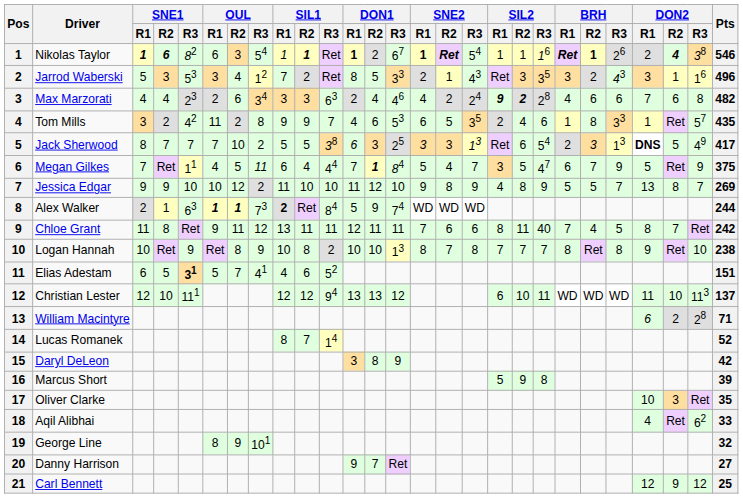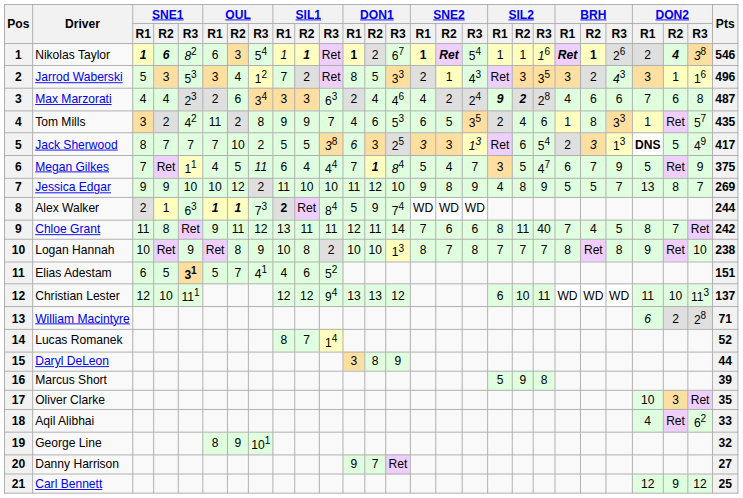(725, 100) 482 -> (725, 100) 487
(398, 230) 11 -> (398, 230) 14
(725, 362) 42 -> (725, 362) 44
